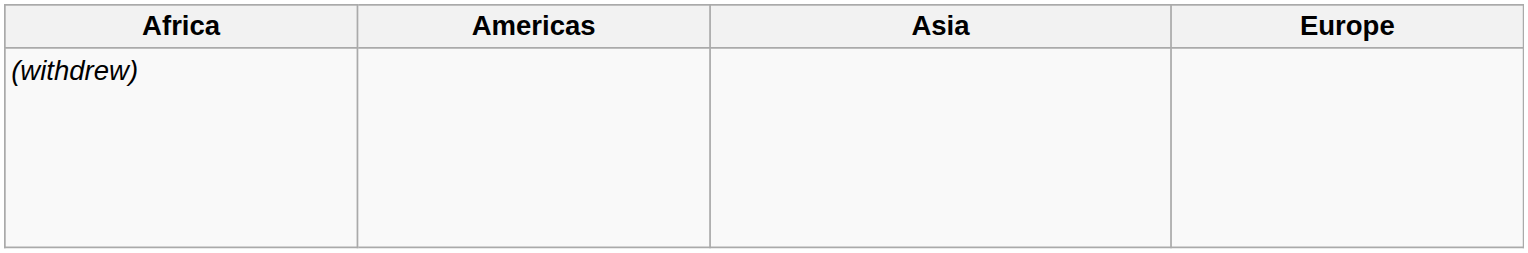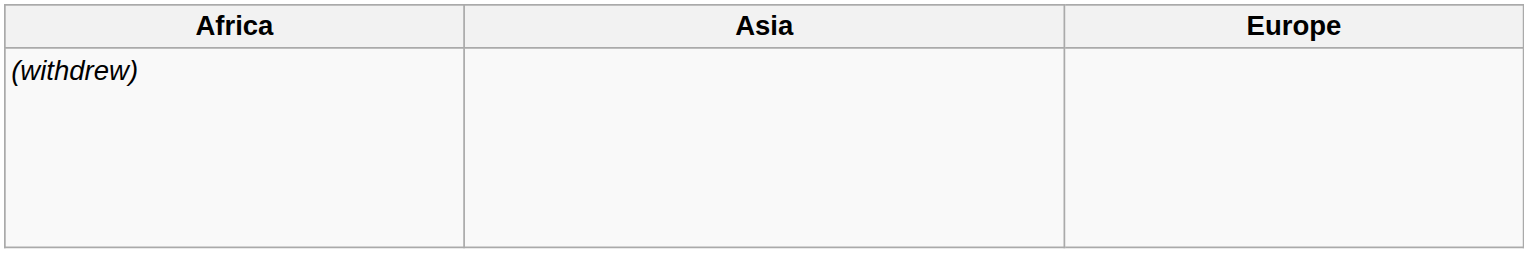- column: (534, 26)
